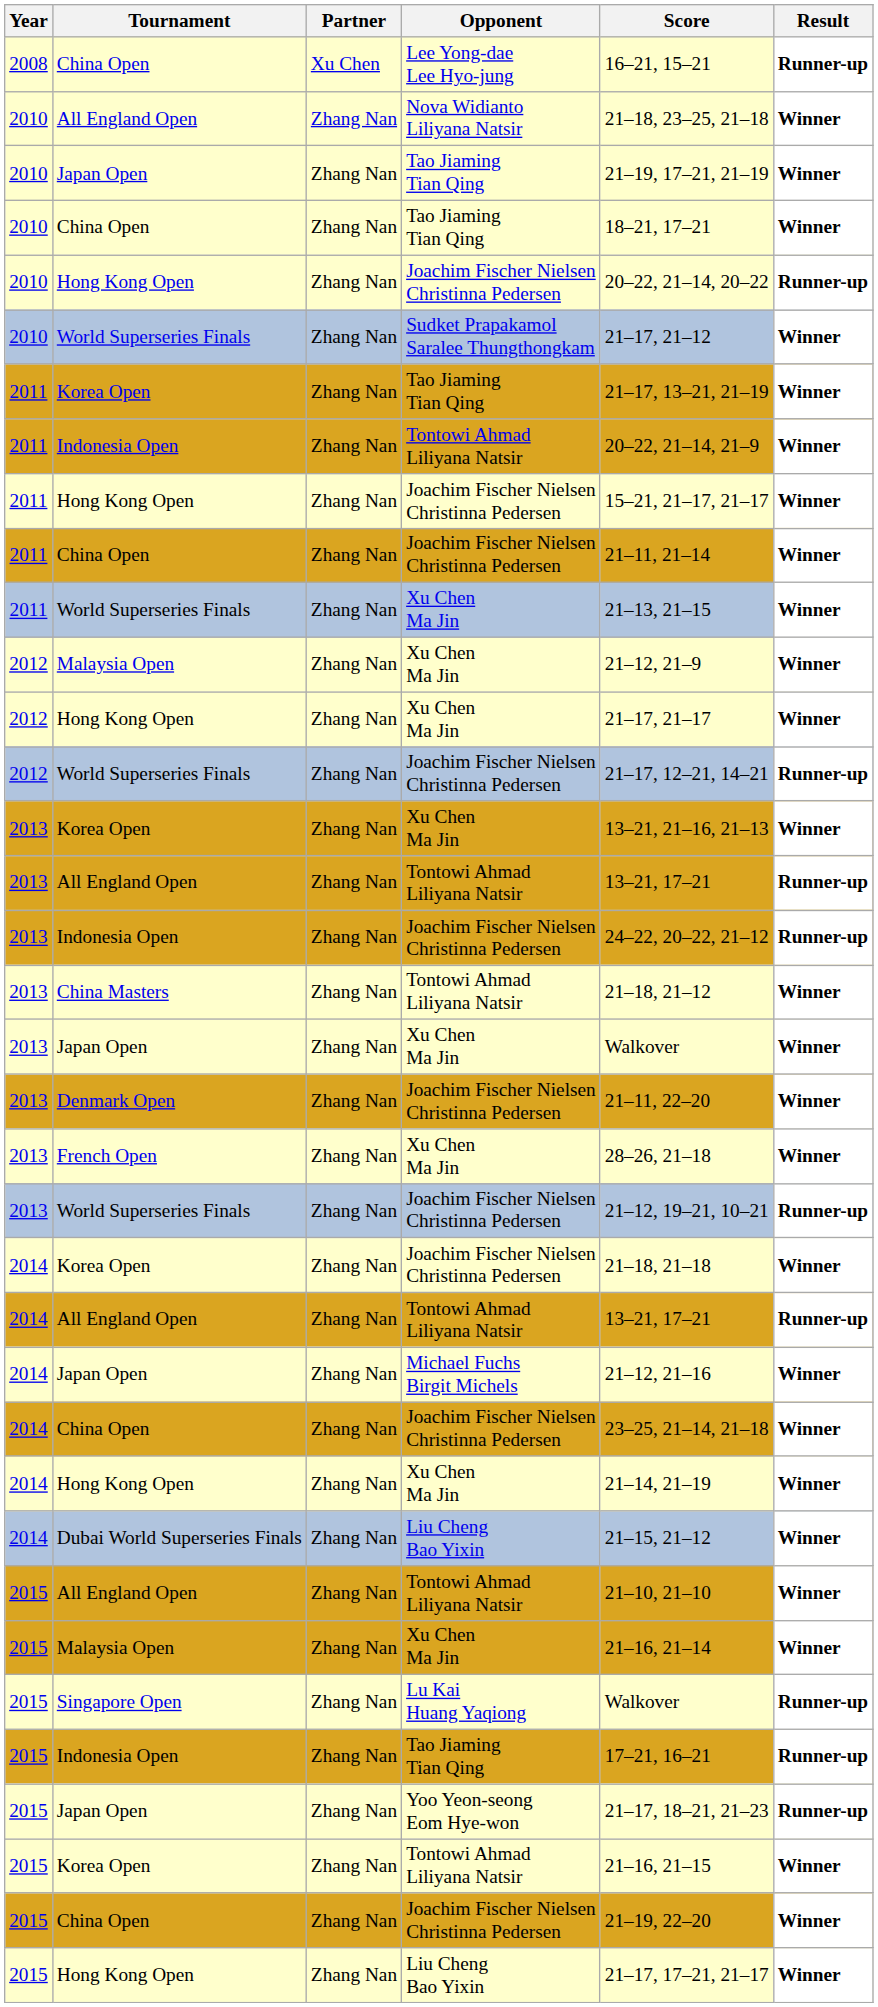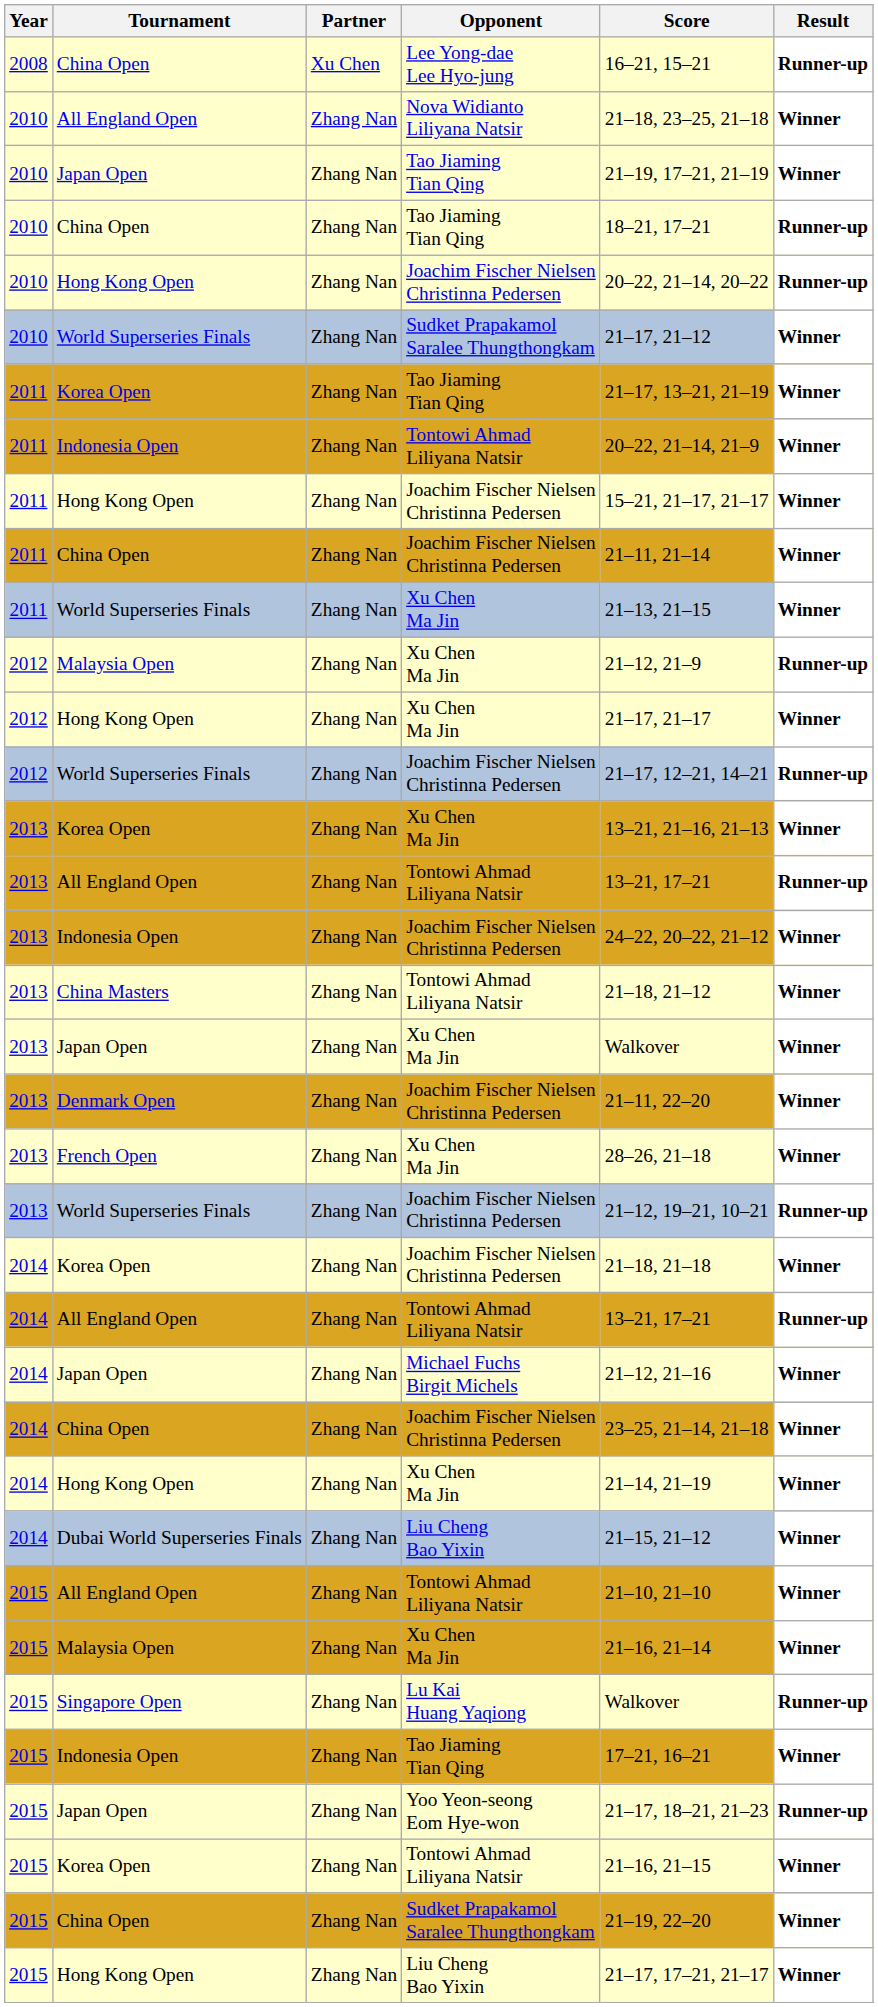(809, 227) Winner -> (823, 227) Runner-up
(809, 664) Winner -> (823, 664) Runner-up
(823, 937) Runner-up -> (809, 937) Winner
(823, 1756) Runner-up -> (809, 1756) Winner
(501, 1920) Joachim Fischer Nielsen Christinna Pedersen -> (500, 1920) Sudket Prapakamol Saralee Thungthongkam
